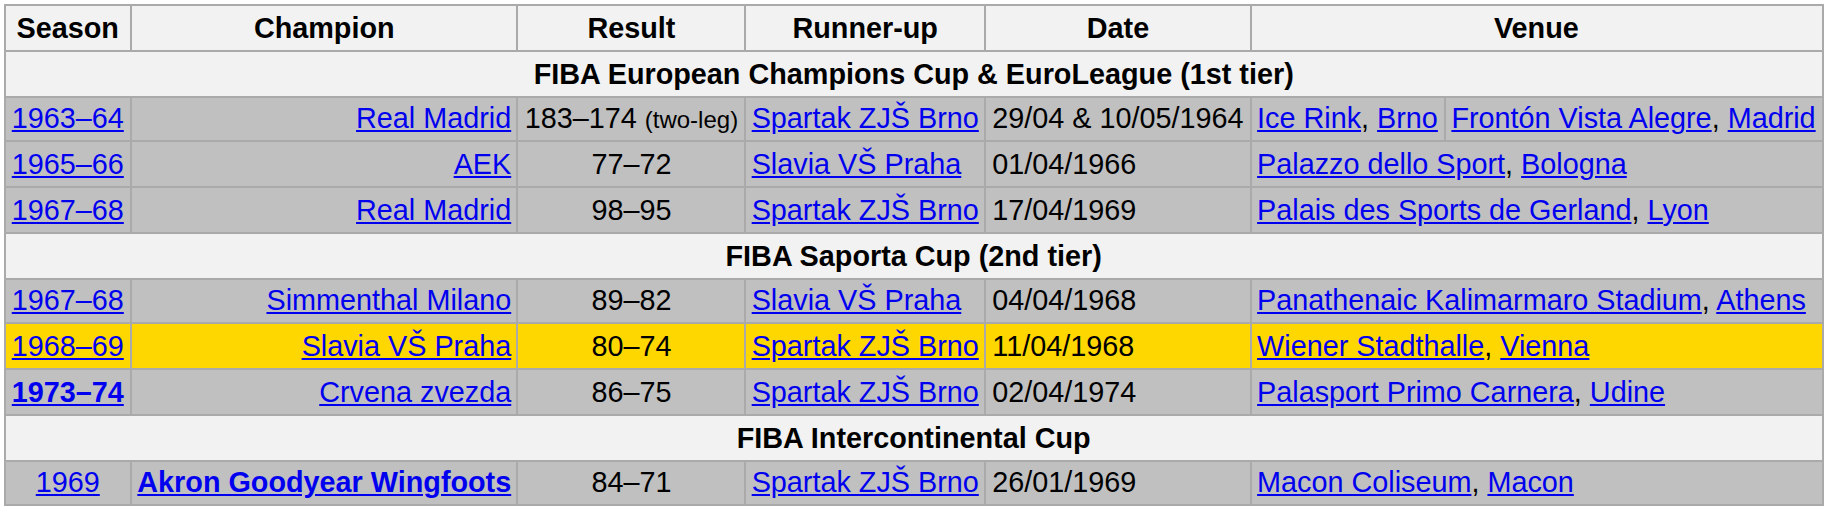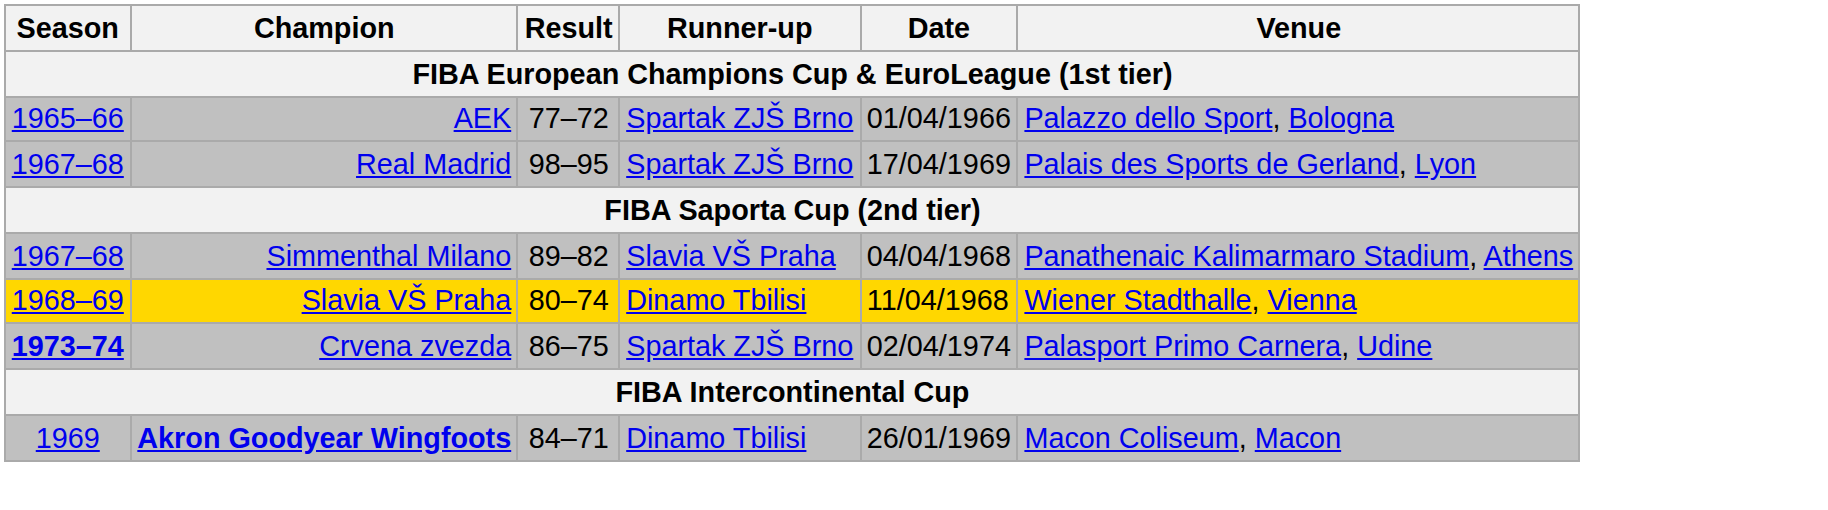- row: (631, 119)
(856, 165) Slavia VŠ Praha -> (740, 119) Spartak ZJŠ Brno
(865, 347) Spartak ZJŠ Brno -> (716, 301) Dinamo Tbilisi
(865, 483) Spartak ZJŠ Brno -> (716, 438) Dinamo Tbilisi
